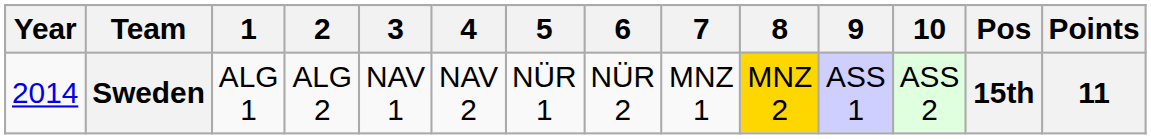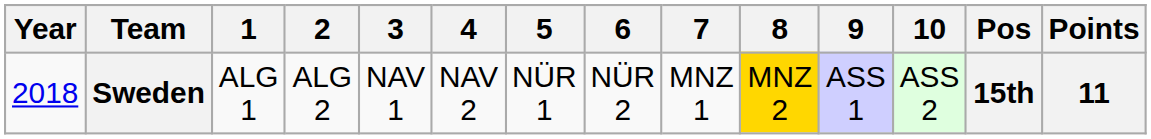(45, 93) 2014 -> (45, 93) 2018
